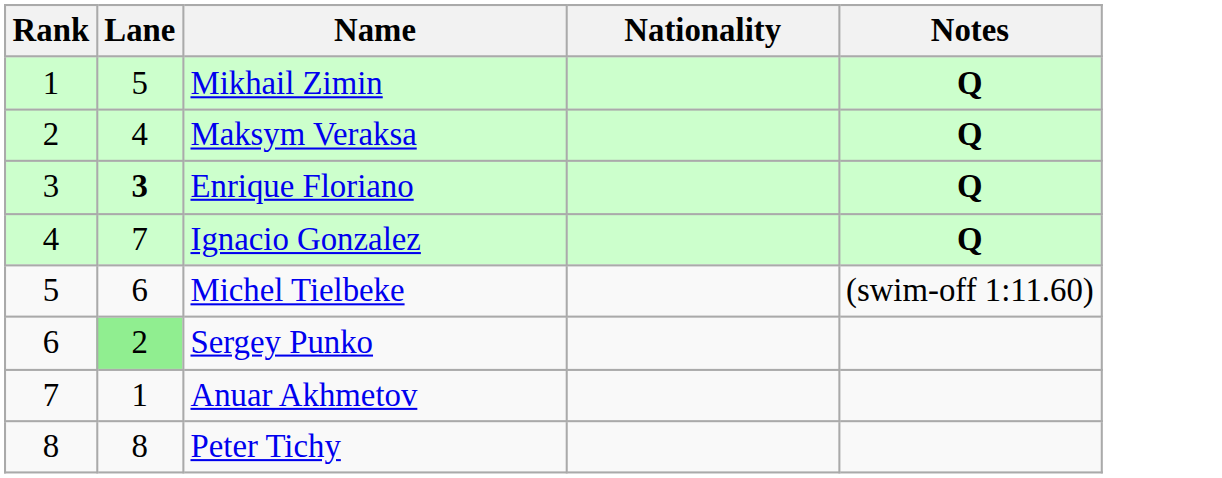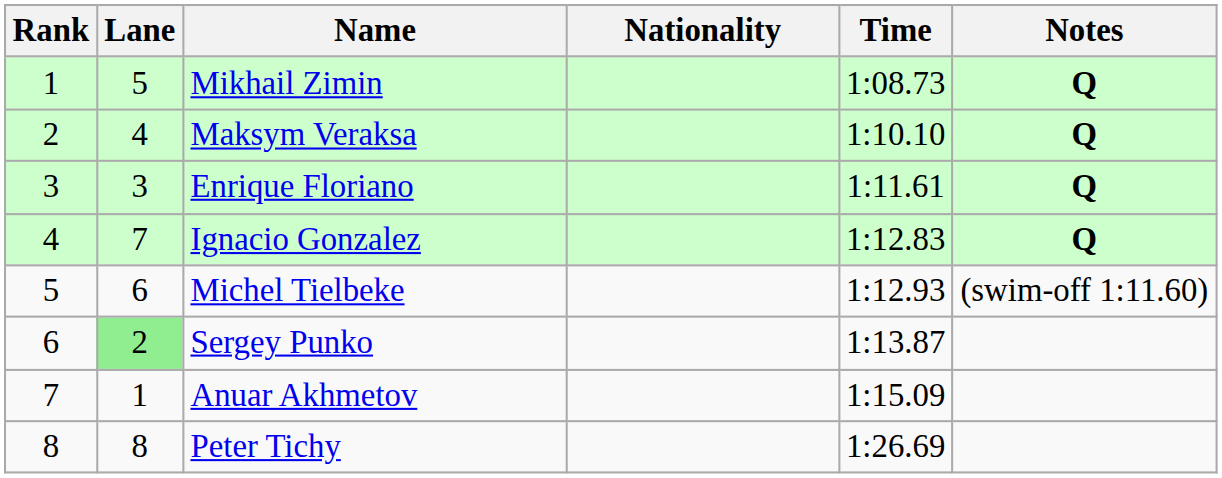+ column: (896, 30)
(140, 186) bold -> (140, 186) normal
